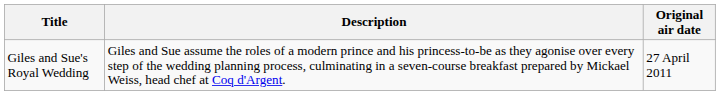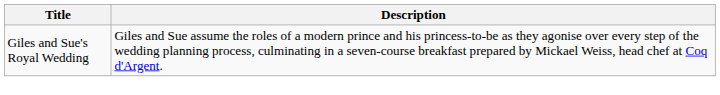- column: (679, 22)
